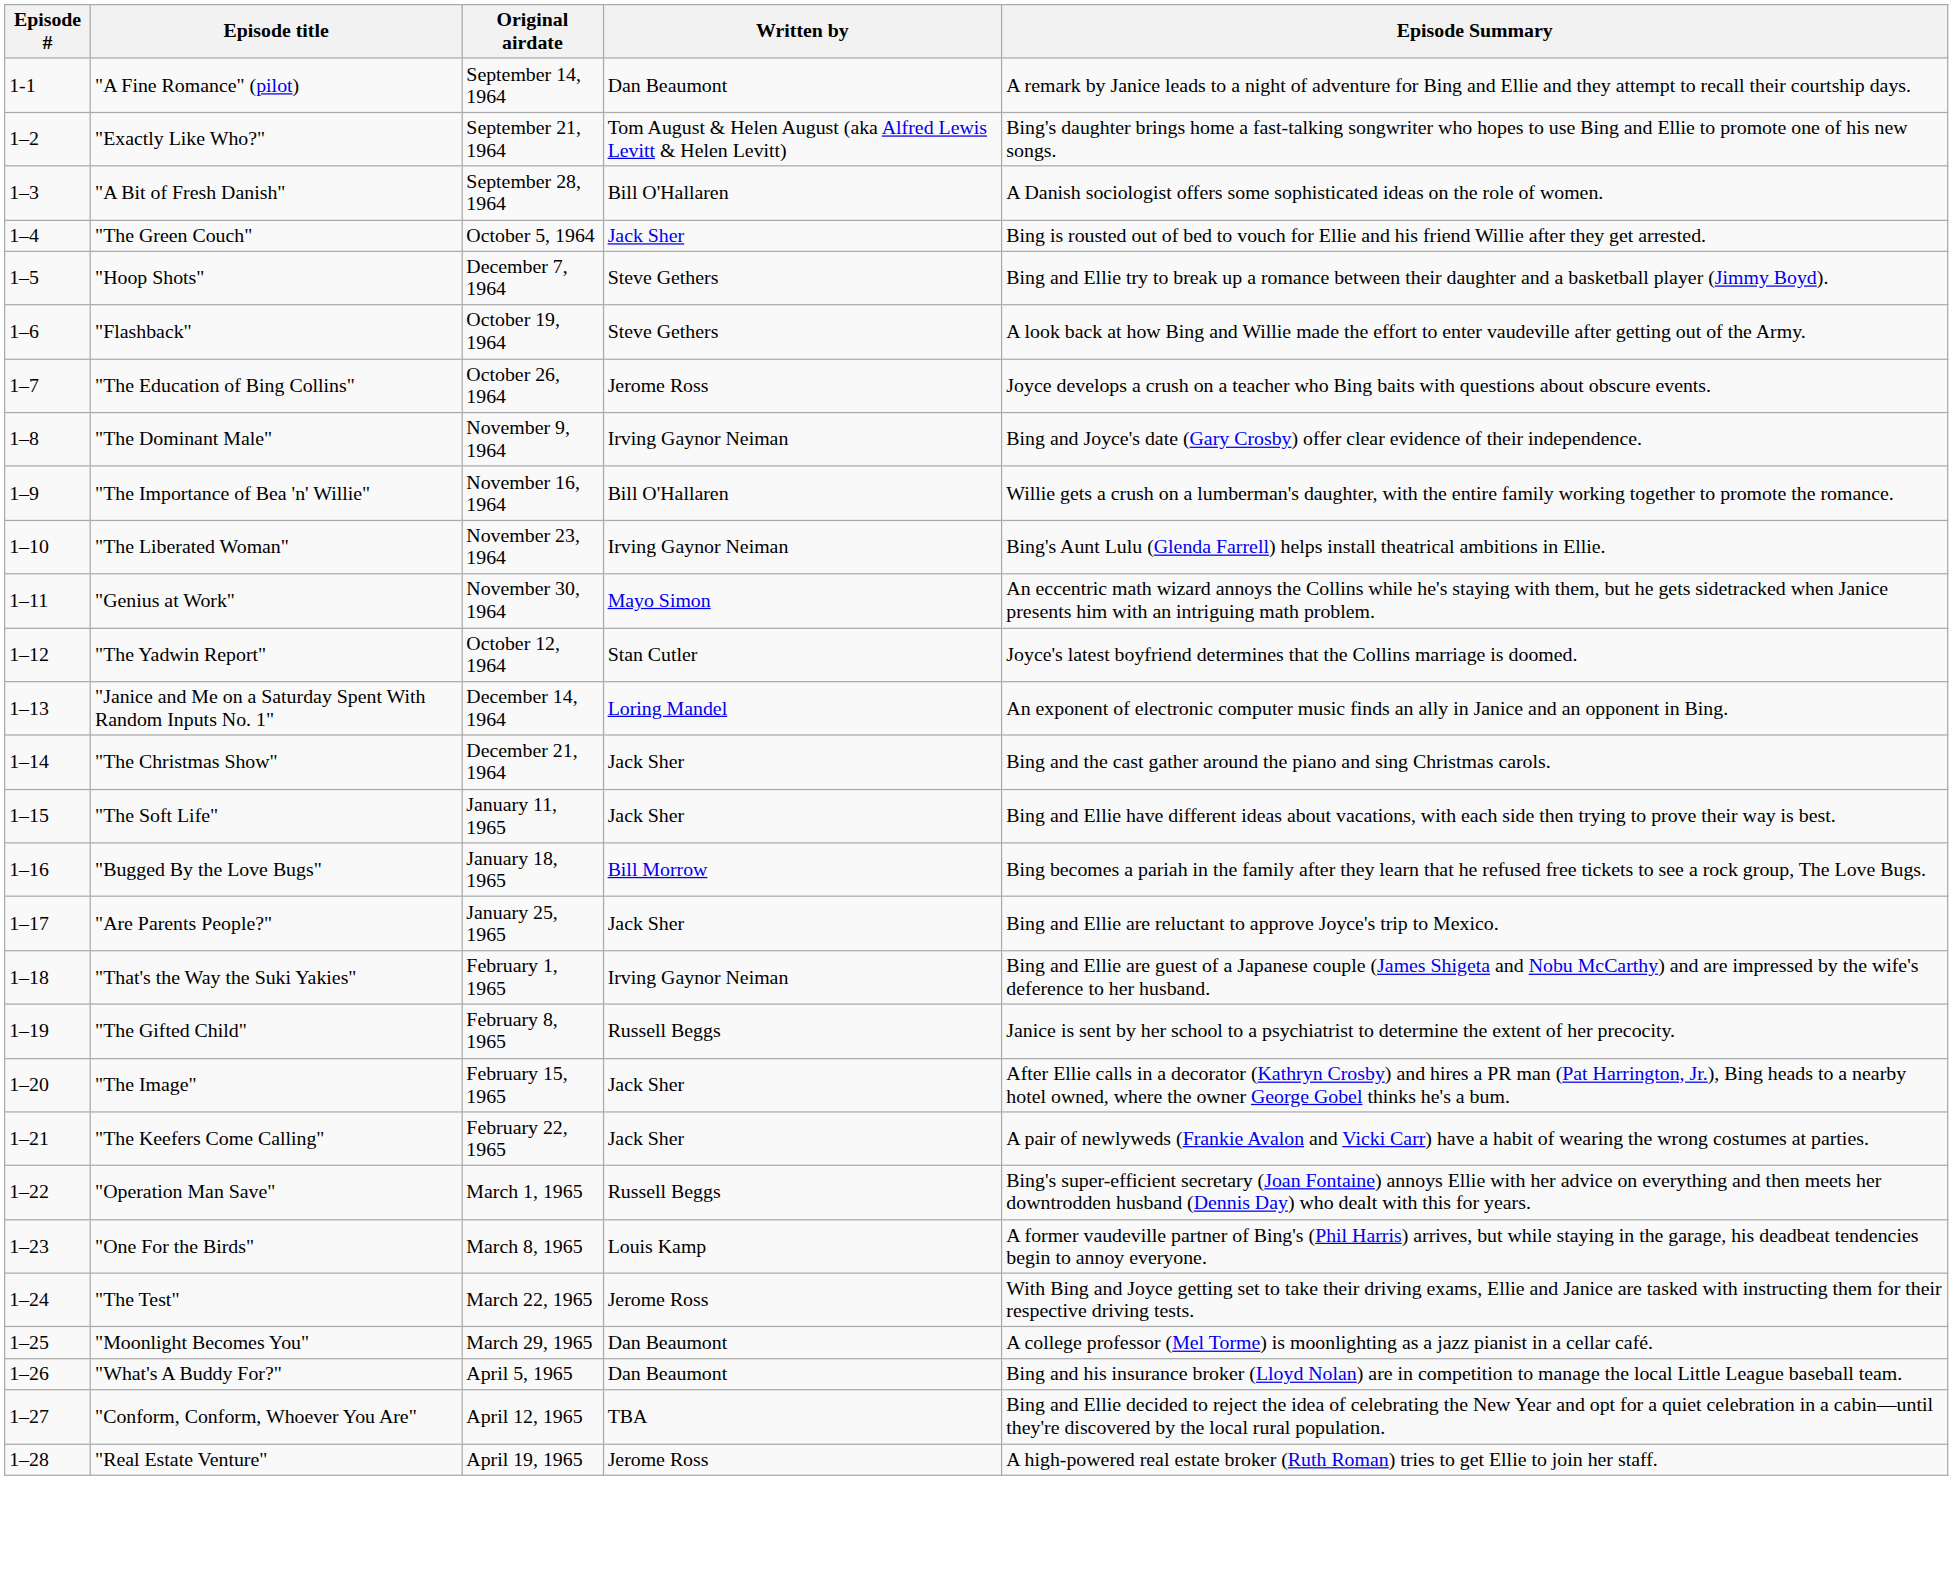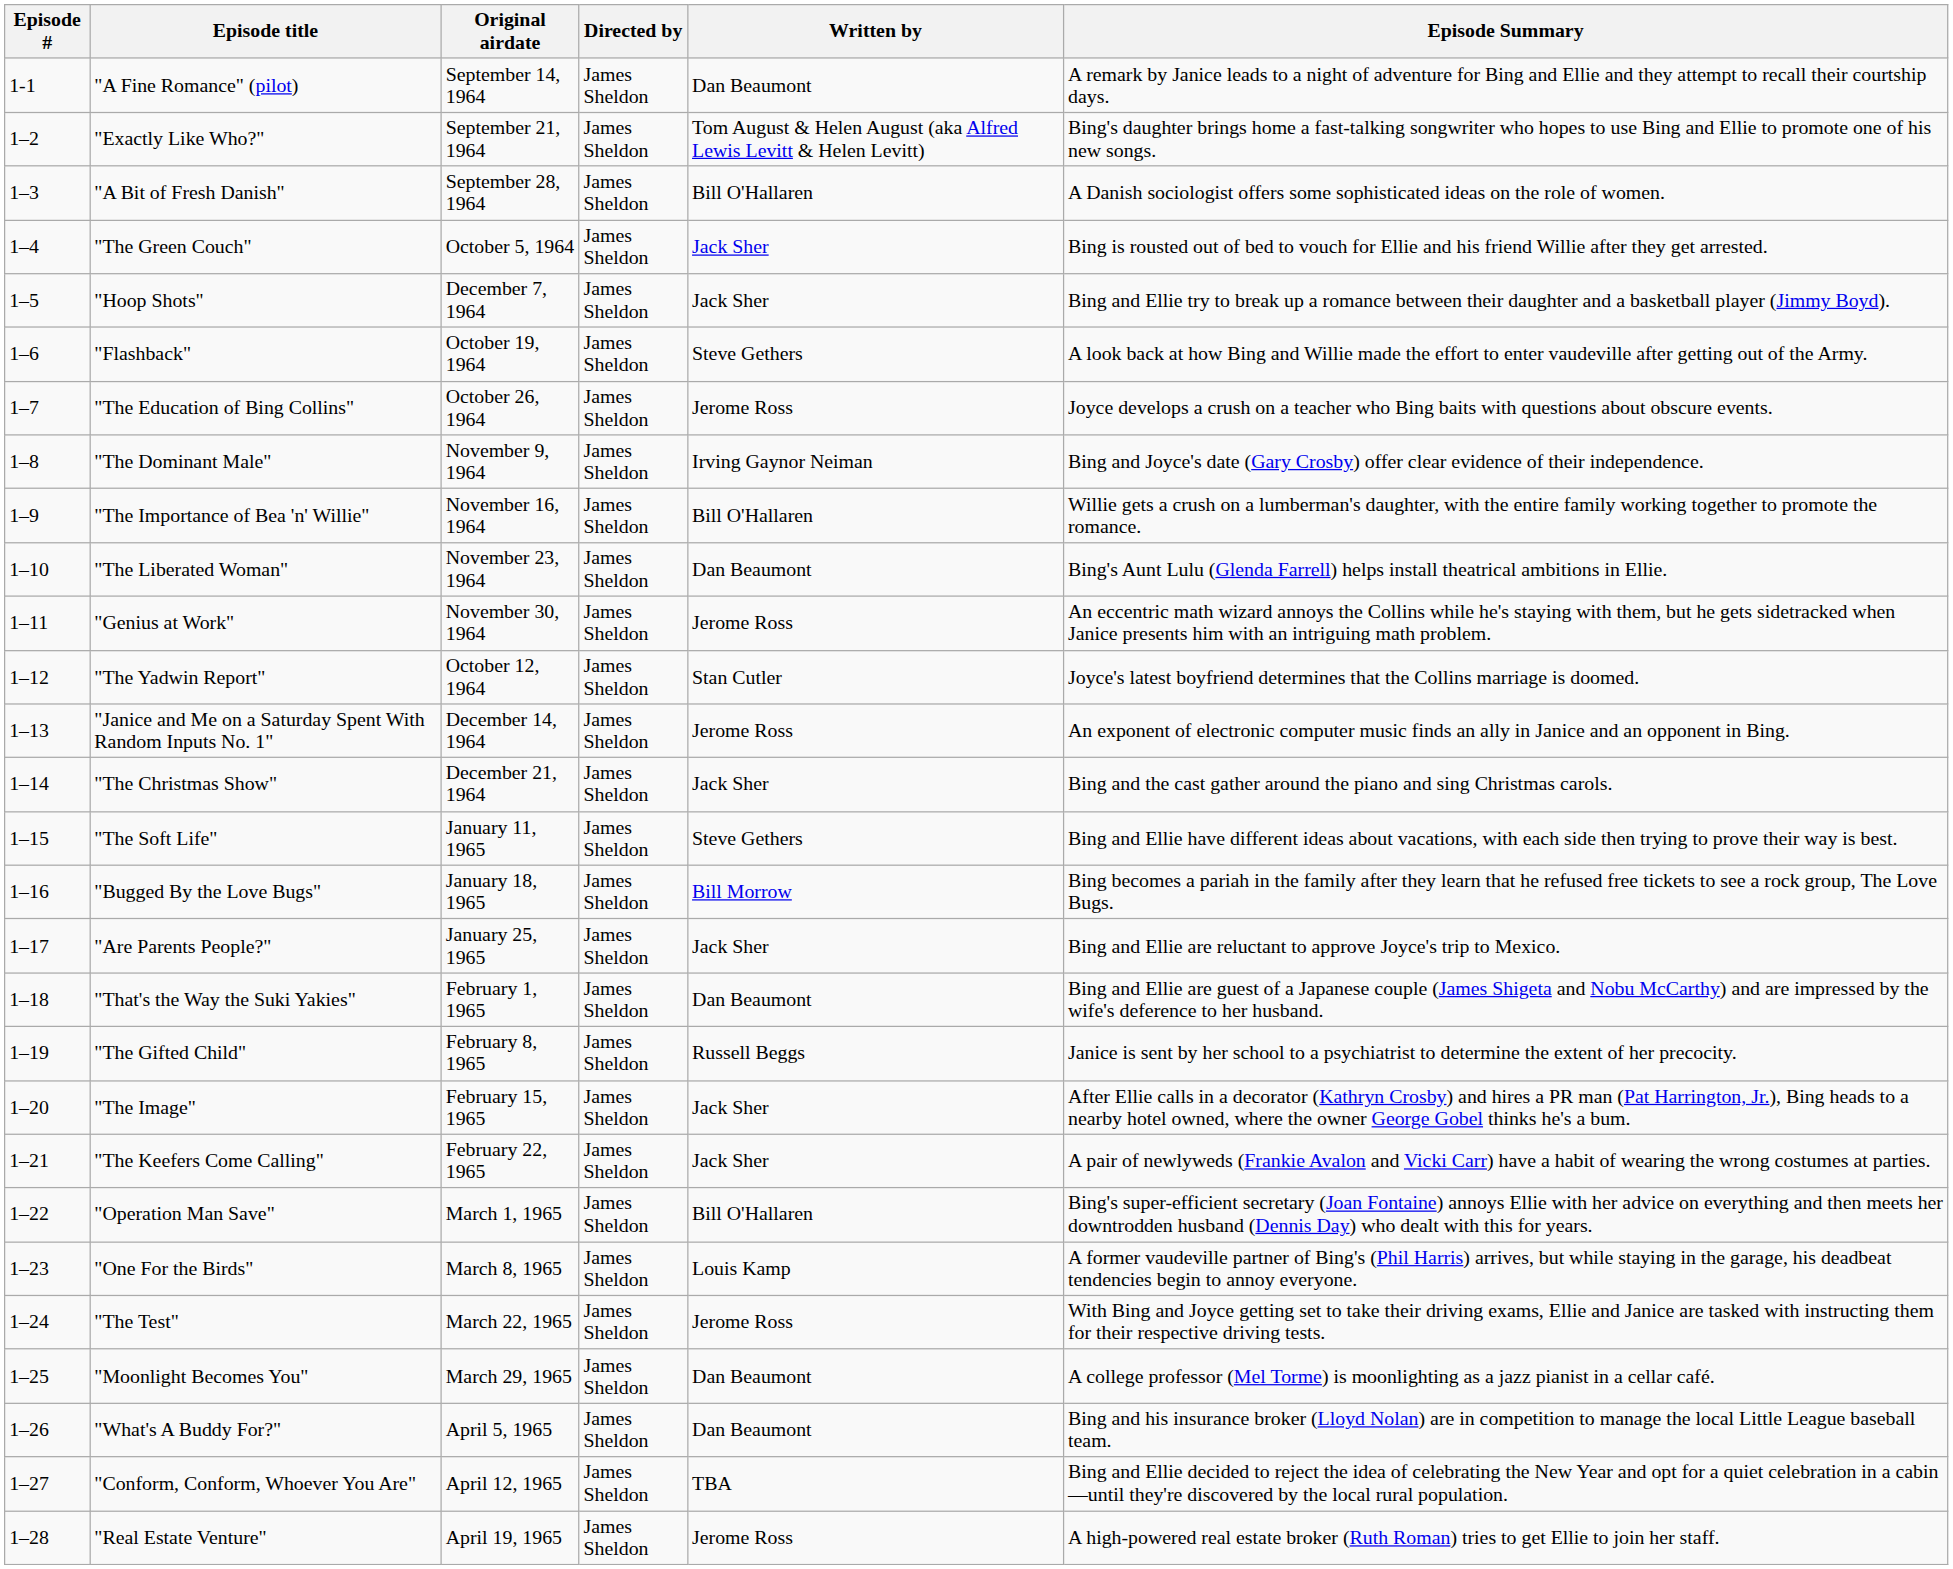+ column: (633, 31)
(663, 277) Steve Gethers -> (730, 300) Jack Sher
(698, 546) Irving Gaynor Neiman -> (752, 569) Dan Beaumont
(659, 600) Mayo Simon -> (742, 623) Jerome Ross
(667, 708) Loring Mandel -> (742, 730) Jerome Ross
(646, 815) Jack Sher -> (747, 838) Steve Gethers
(698, 977) Irving Gaynor Neiman -> (752, 999) Dan Beaumont
(664, 1192) Russell Beggs -> (753, 1214) Bill O'Hallaren
